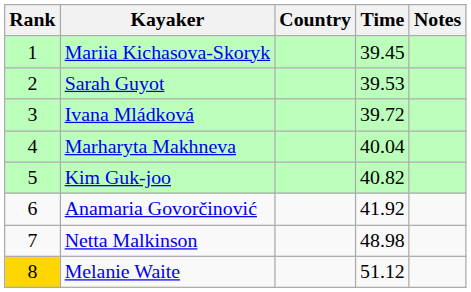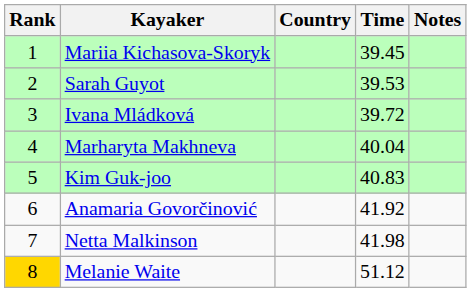(382, 177) 40.82 -> (382, 177) 40.83
(382, 240) 48.98 -> (382, 240) 41.98
